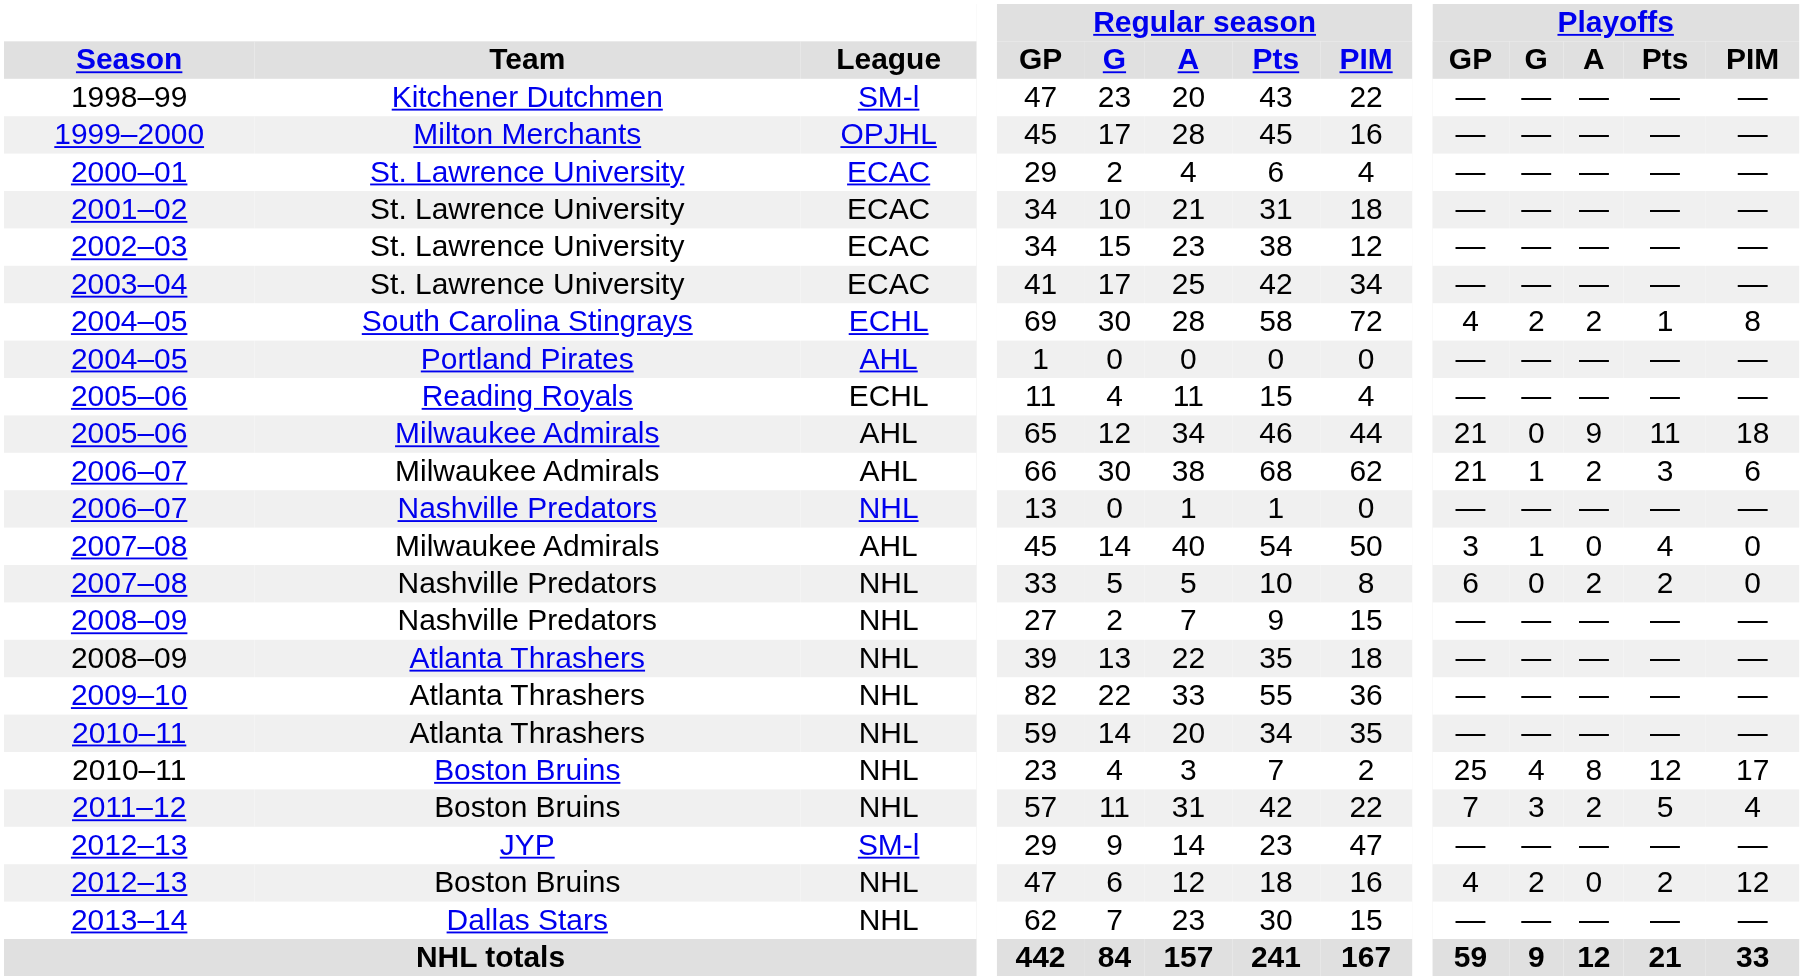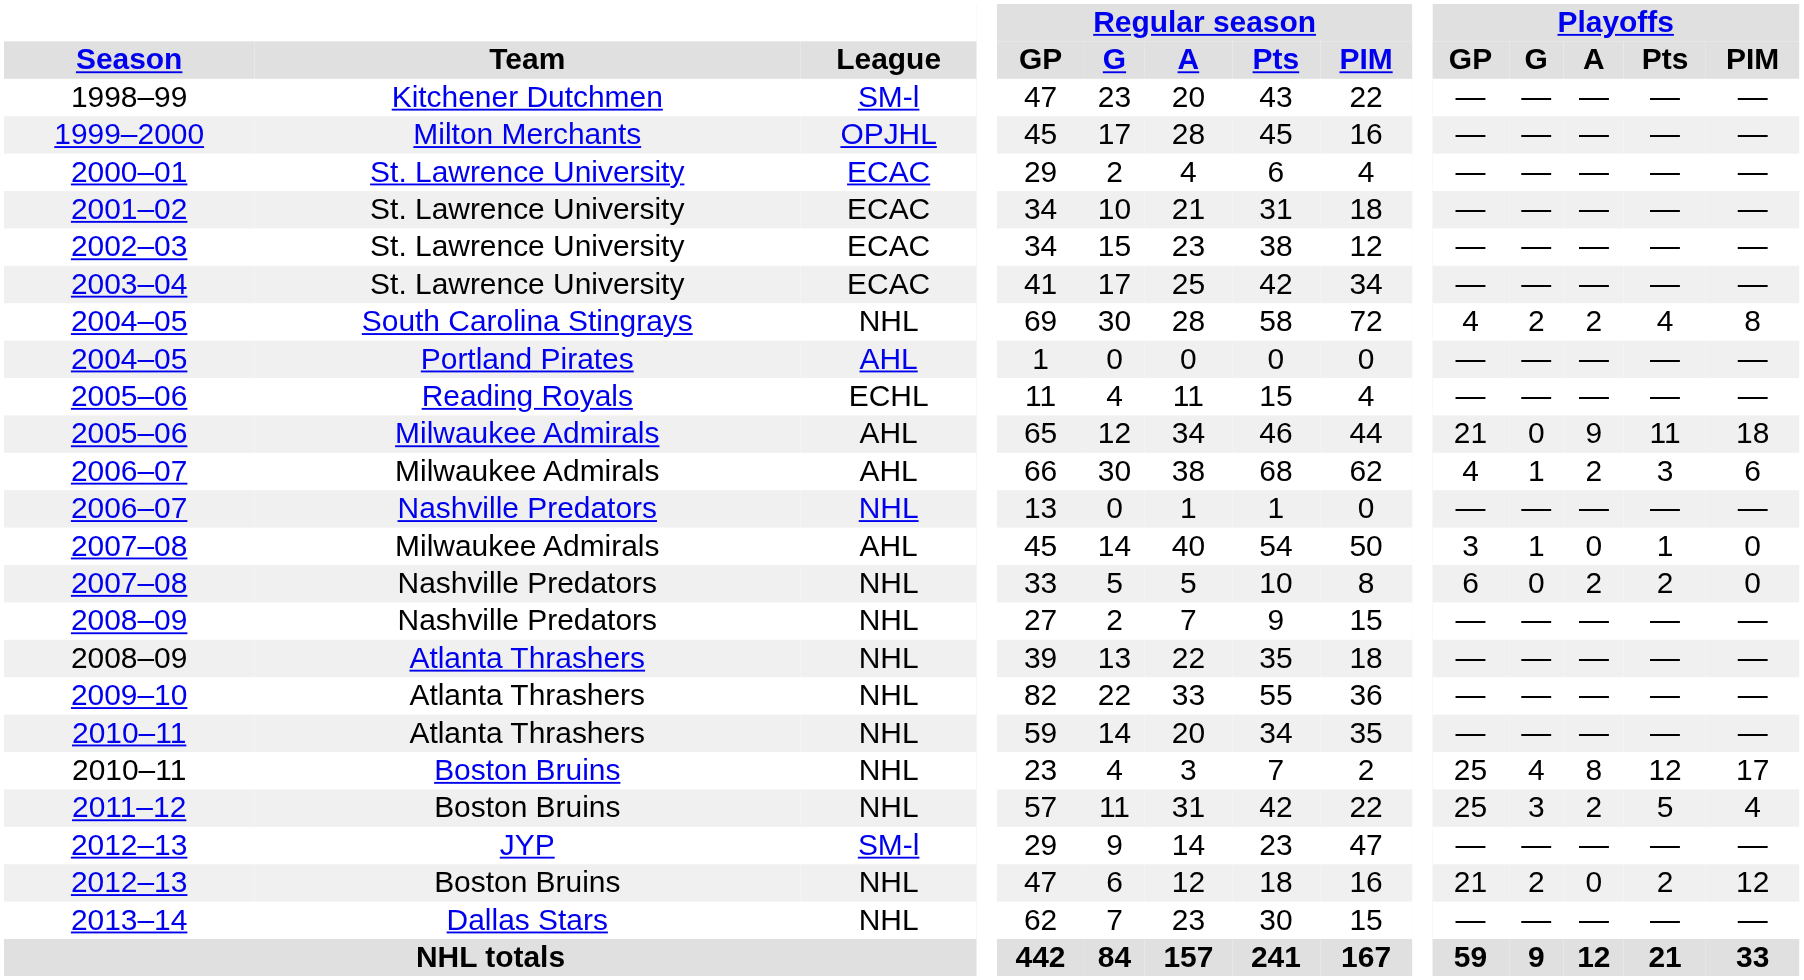(889, 321) ECHL -> (889, 321) NHL
(1665, 321) 1 -> (1665, 321) 4
(1470, 471) 21 -> (1470, 471) 4
(1665, 545) 4 -> (1665, 545) 1
(1470, 807) 7 -> (1470, 807) 25
(1470, 882) 4 -> (1470, 882) 21
